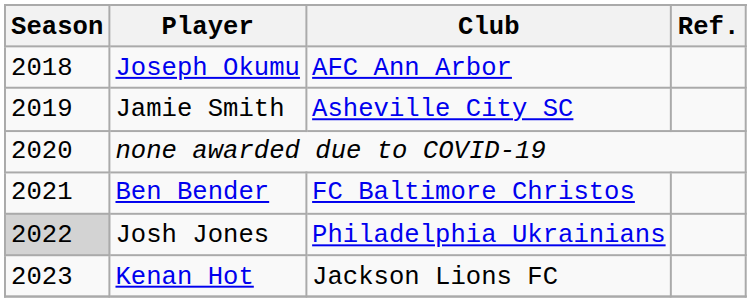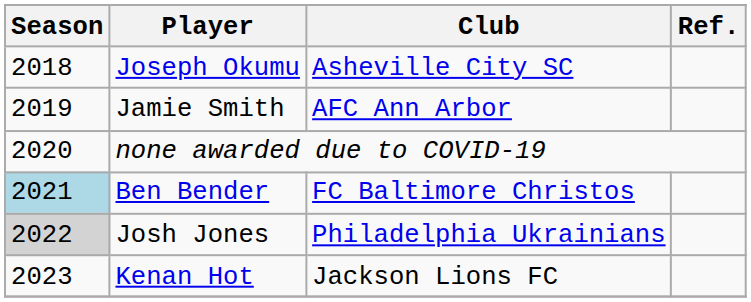(412, 68) AFC Ann Arbor -> (443, 68) Asheville City SC
(443, 109) Asheville City SC -> (412, 109) AFC Ann Arbor
(42, 193) no background -> (42, 193) lightblue background
